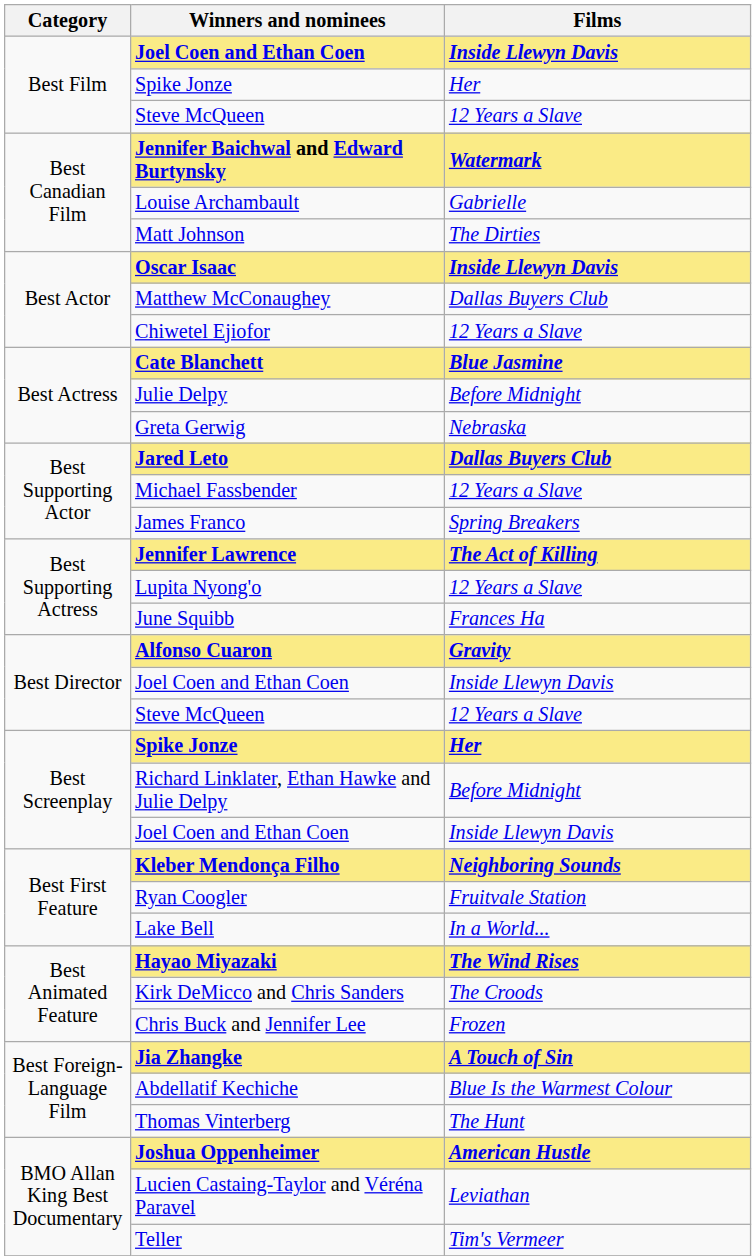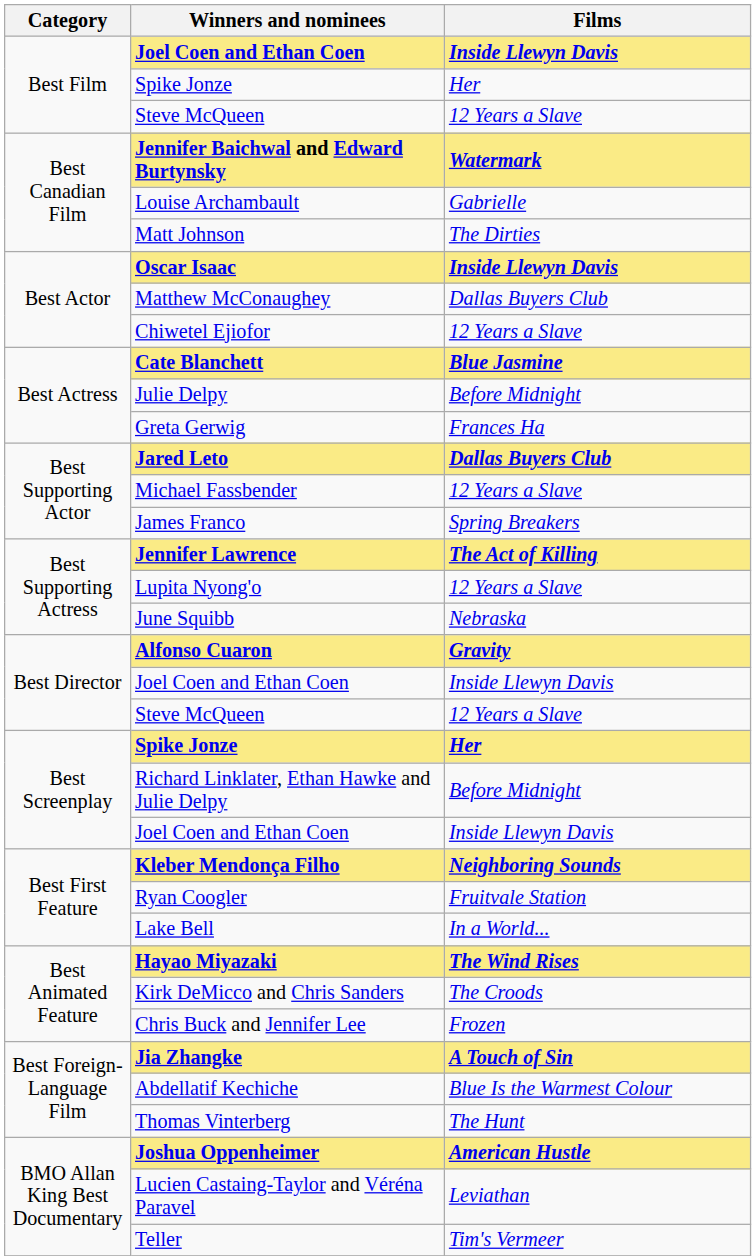(488, 426) Nebraska -> (497, 426) Frances Ha
(497, 618) Frances Ha -> (488, 618) Nebraska
